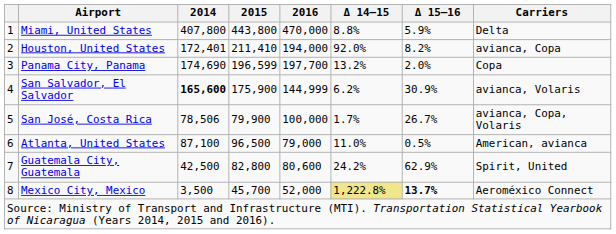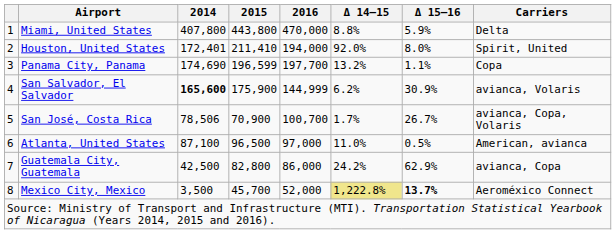(418, 49) 8.2% -> (418, 49) 8.0%
(518, 49) avianca, Copa -> (522, 49) Spirit, United
(418, 66) 2.0% -> (418, 66) 1.1%
(251, 120) 79,900 -> (251, 120) 70,900
(305, 120) 100,000 -> (305, 120) 100,700
(302, 143) 79,000 -> (302, 143) 97,000
(302, 167) 80,600 -> (302, 167) 86,000
(522, 167) Spirit, United -> (518, 167) avianca, Copa
